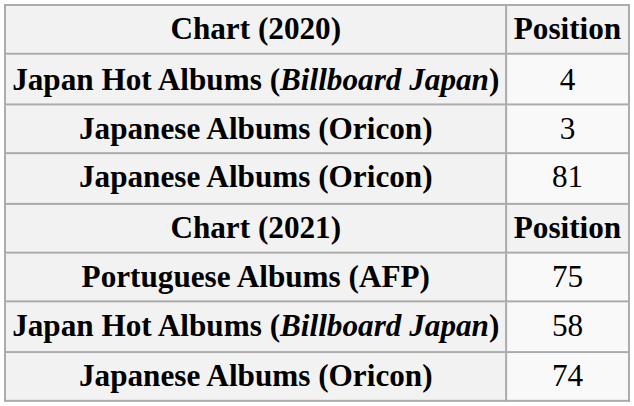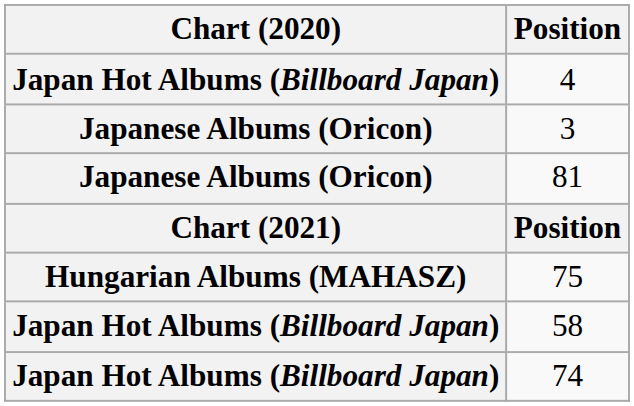(256, 276) Portuguese Albums (AFP) -> (256, 276) Hungarian Albums (MAHASZ)
(256, 375) Japanese Albums (Oricon) -> (256, 375) Japan Hot Albums (Billboard Japan)
